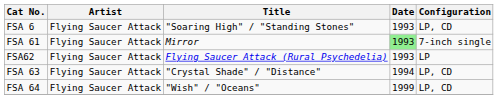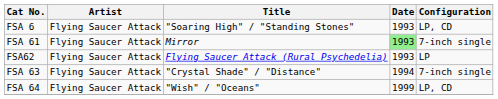(435, 72) LP, CD -> (455, 72) 7-inch single
